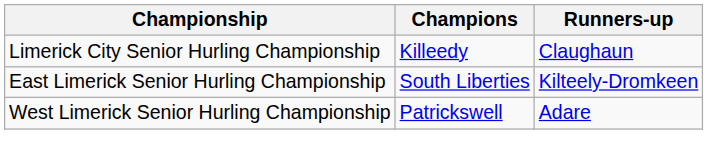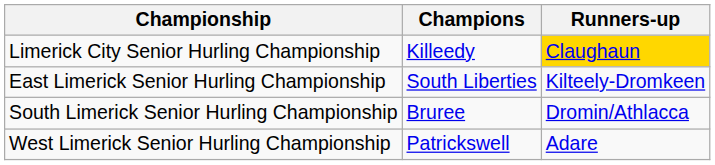(586, 50) no background -> (593, 50) gold background
+ row: (203, 112)
